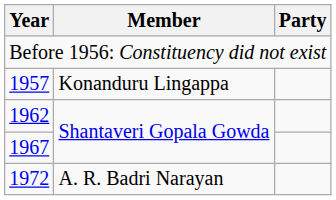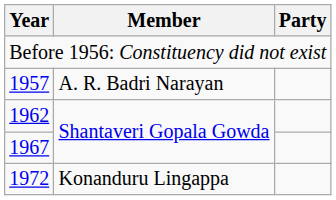(144, 83) Konanduru Lingappa -> (141, 83) A. R. Badri Narayan
(141, 178) A. R. Badri Narayan -> (144, 178) Konanduru Lingappa
